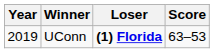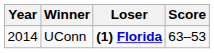(23, 36) 2019 -> (23, 36) 2014
